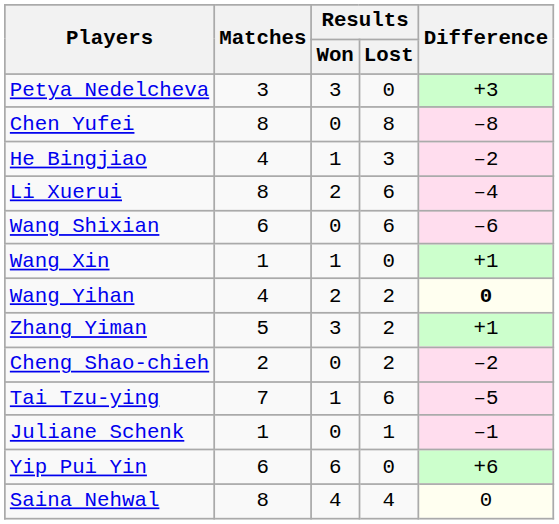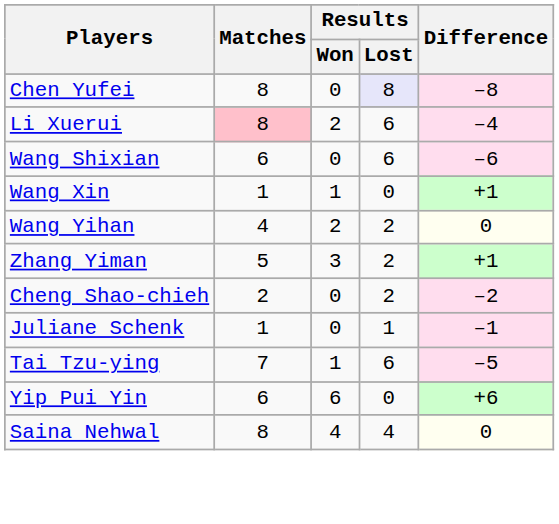- row: (110, 90)
(389, 125) no background -> (389, 90) lavender background
- row: (78, 159)
(263, 193) no background -> (263, 125) pink background
(486, 296) bold -> (486, 227) normal
rows swapped: (85, 398) <-> (97, 433)
